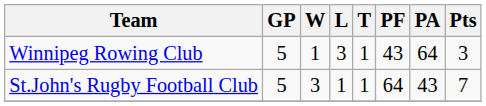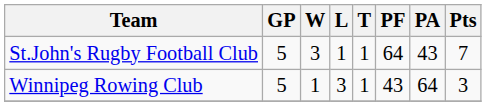rows swapped: (134, 85) <-> (106, 52)
